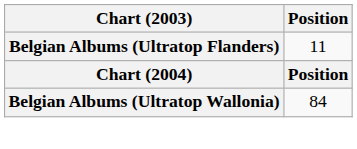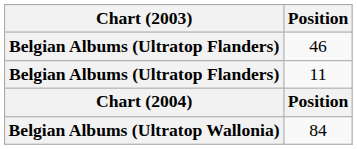+ row: (318, 46)
